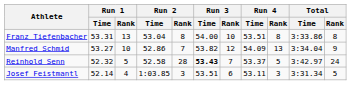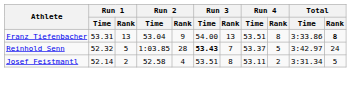(183, 35) 8 -> (183, 35) 9
(231, 35) 10 -> (231, 35) 13
(335, 35) normal -> (335, 35) bold
- row: (38, 48)
(154, 61) 52.58 -> (154, 48) 1:03.85
(126, 73) 4 -> (126, 61) 2
(154, 73) 1:03.85 -> (154, 61) 52.58
(183, 73) 3 -> (183, 61) 4
(231, 73) 6 -> (231, 61) 8
(278, 73) 3 -> (278, 61) 2
